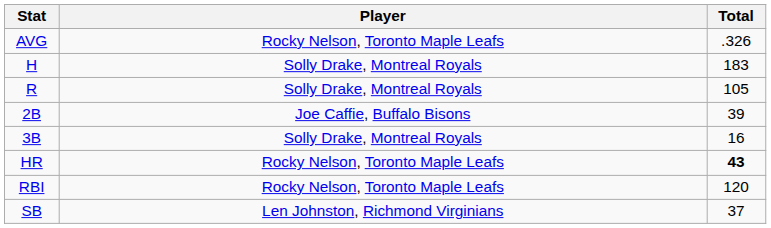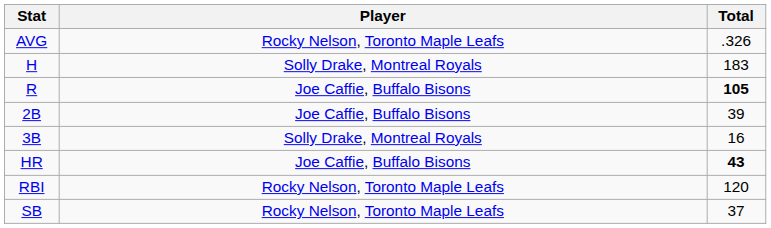(383, 89) Solly Drake, Montreal Royals -> (383, 89) Joe Caffie, Buffalo Bisons
(736, 89) normal -> (736, 89) bold
(383, 162) Rocky Nelson, Toronto Maple Leafs -> (383, 162) Joe Caffie, Buffalo Bisons
(383, 211) Len Johnston, Richmond Virginians -> (383, 211) Rocky Nelson, Toronto Maple Leafs
